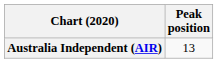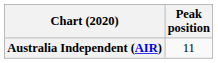(189, 48) 13 -> (189, 48) 11
